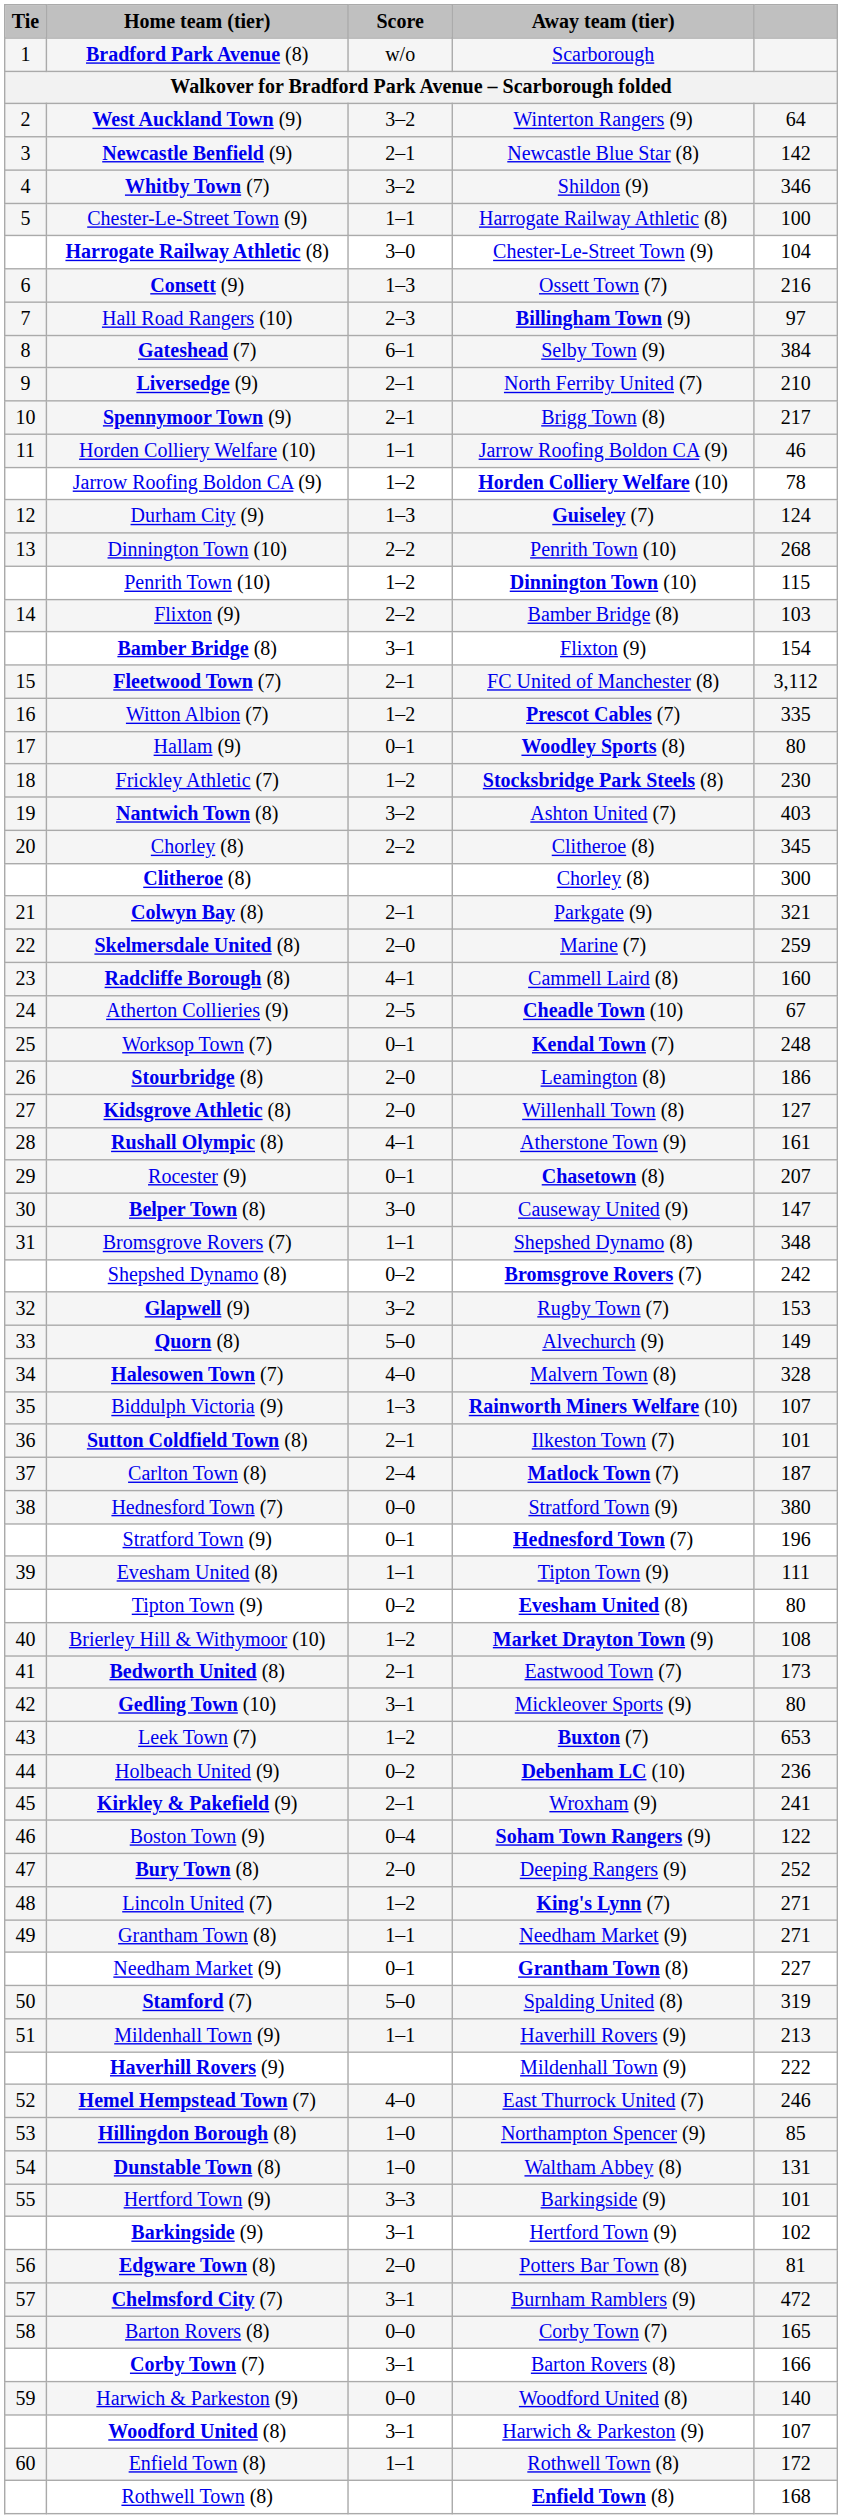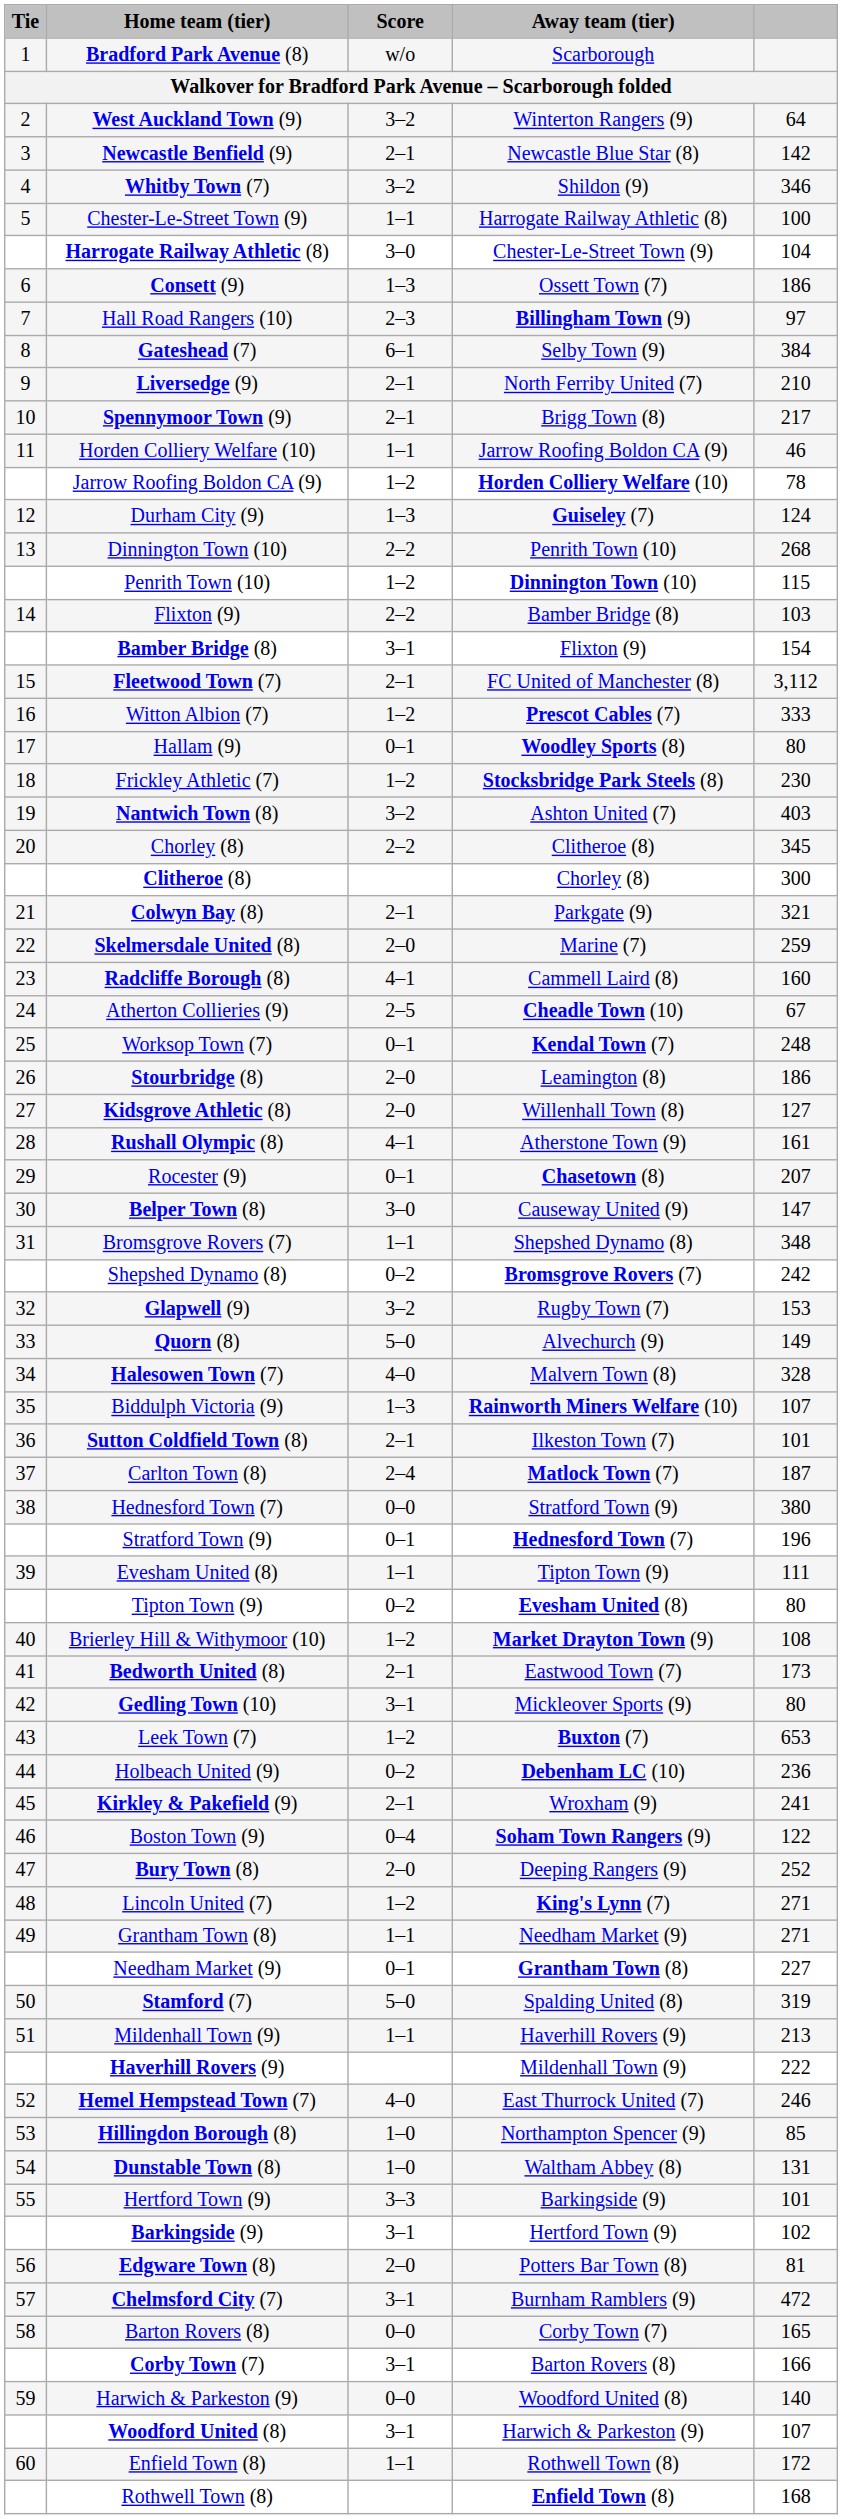(796, 285) 216 -> (796, 285) 186
(796, 714) 335 -> (796, 714) 333
